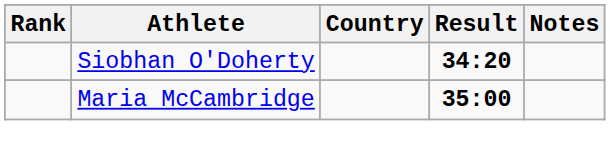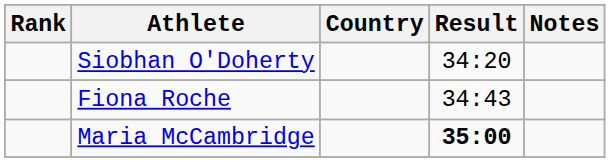(477, 62) bold -> (477, 62) normal
+ row: (154, 100)
